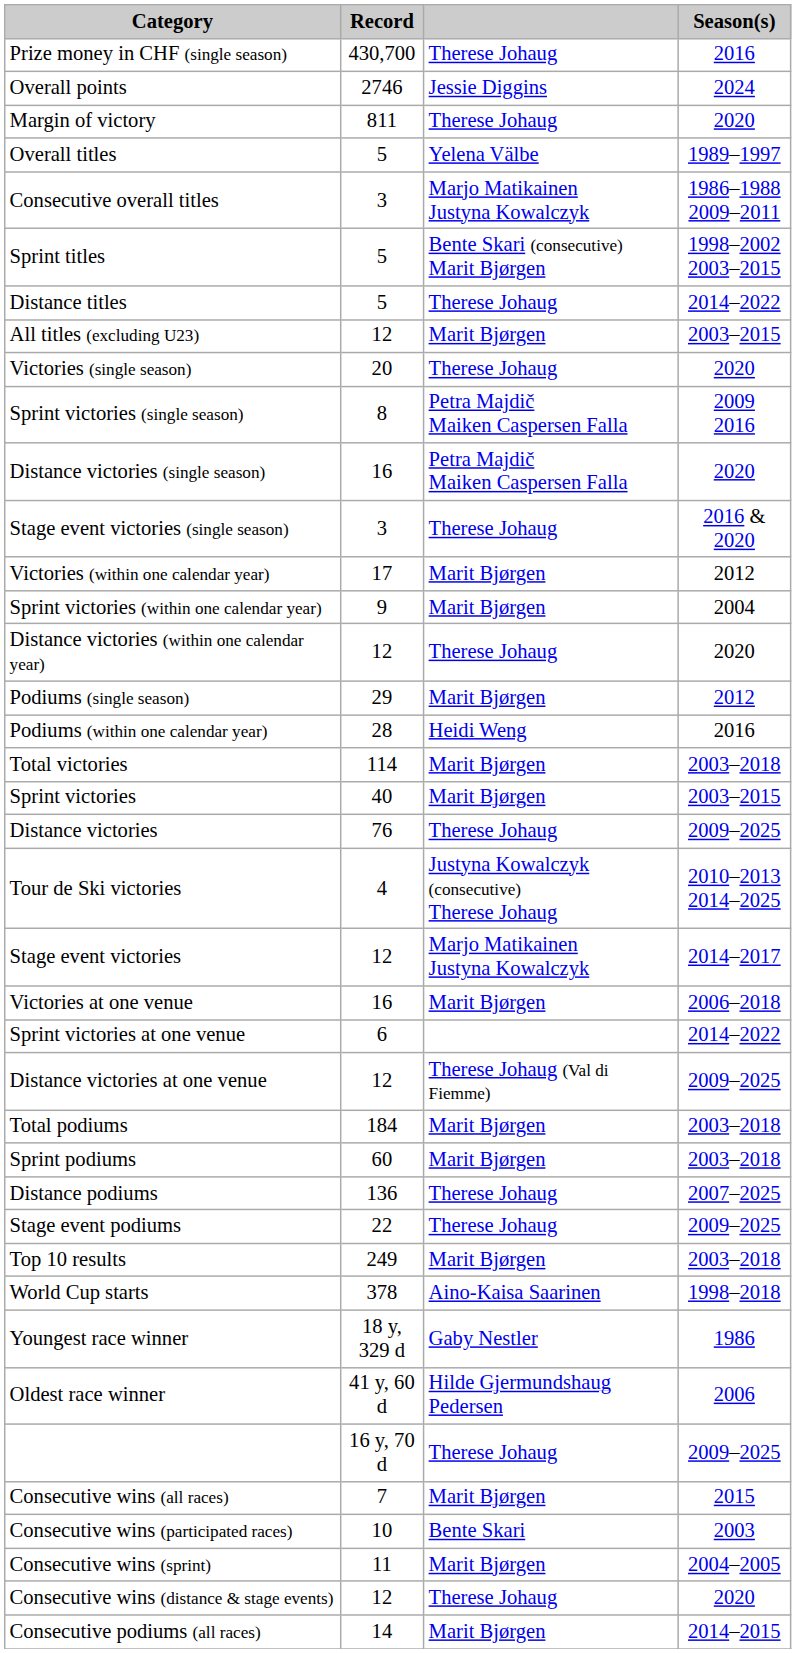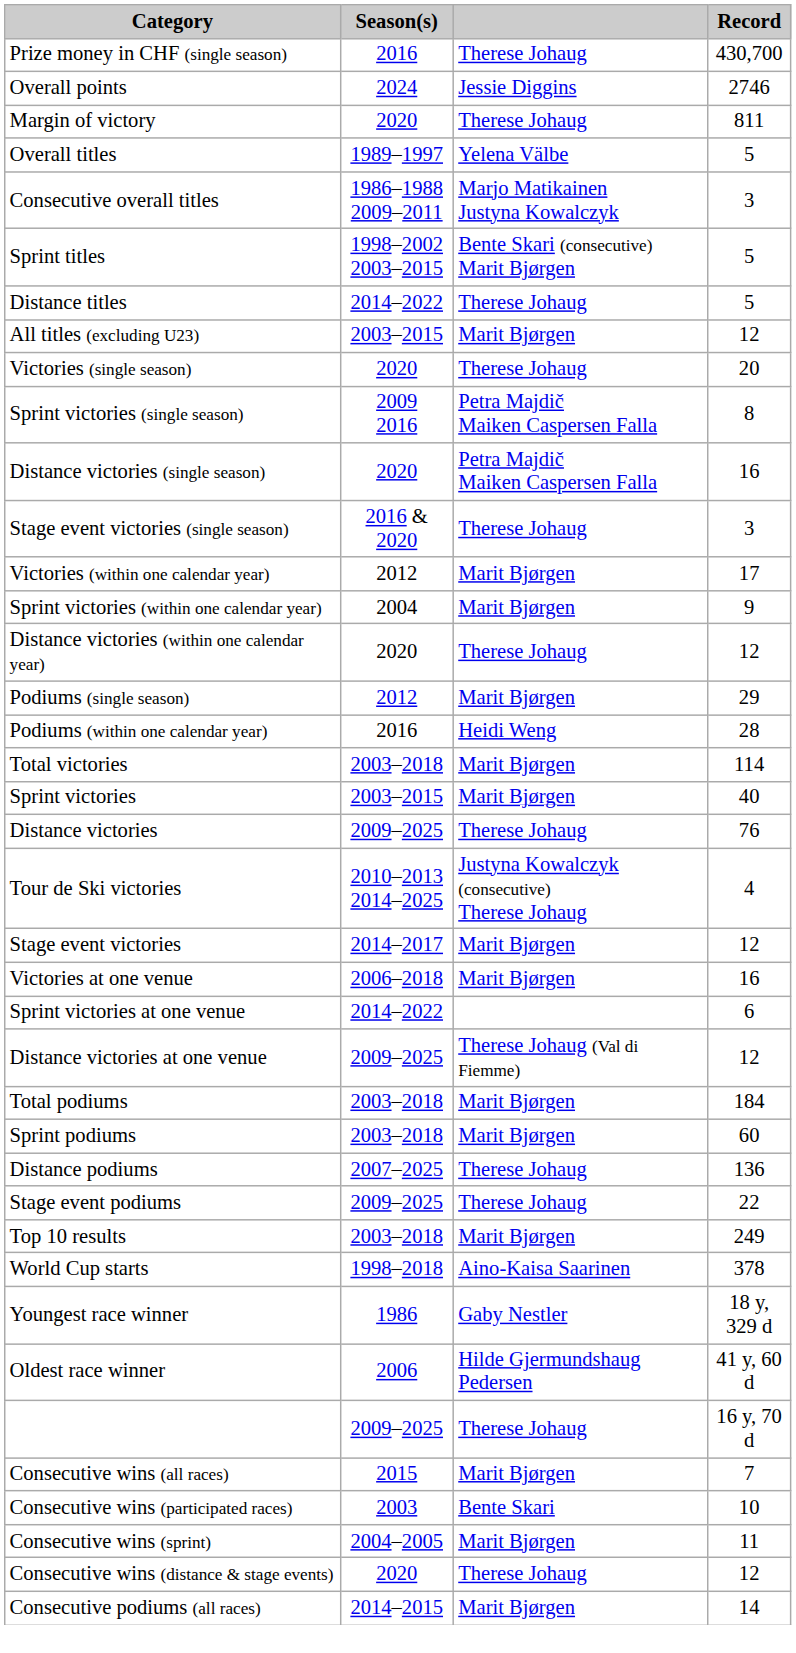columns swapped: (734, 21) <-> (382, 21)
(509, 957) Marjo Matikainen Justyna Kowalczyk -> (517, 945) Marit Bjørgen
